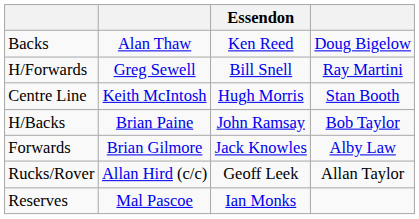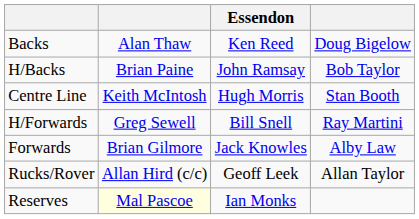rows swapped: (37, 122) <-> (48, 69)
(155, 200) no background -> (155, 200) lightyellow background
